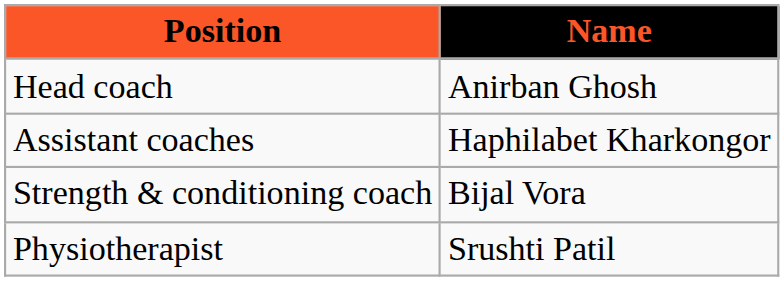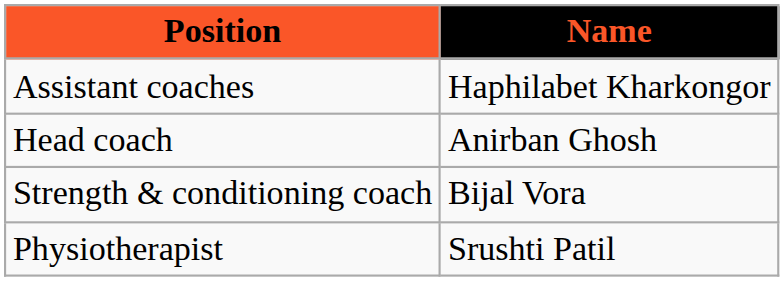rows swapped: (93, 85) <-> (134, 139)
